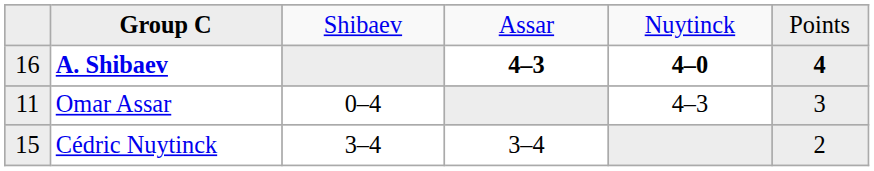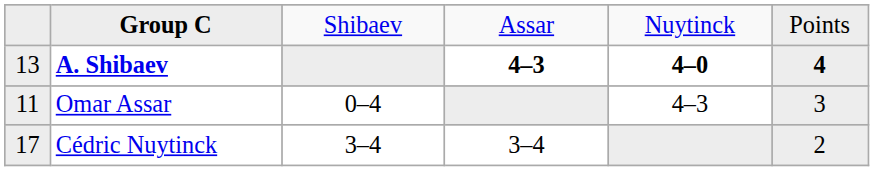(27, 65) 16 -> (27, 65) 13
(27, 145) 15 -> (27, 145) 17
